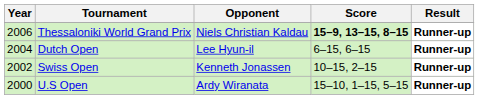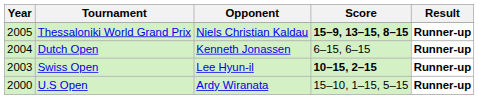(20, 32) 2006 -> (20, 32) 2005
(225, 50) Lee Hyun-il -> (243, 50) Kenneth Jonassen
(20, 68) 2002 -> (20, 68) 2003
(243, 68) Kenneth Jonassen -> (225, 68) Lee Hyun-il
(345, 68) normal -> (345, 68) bold
